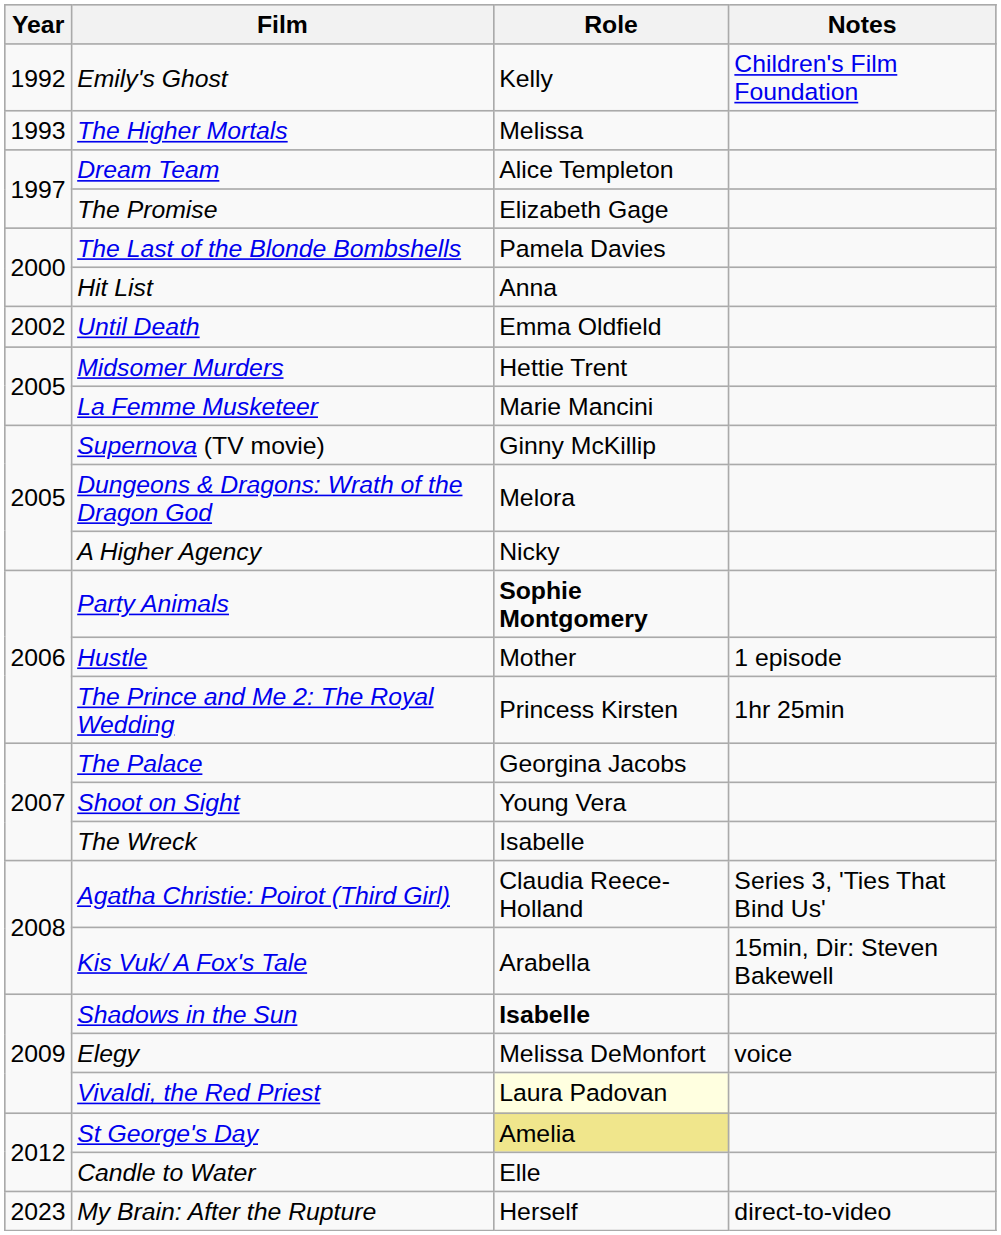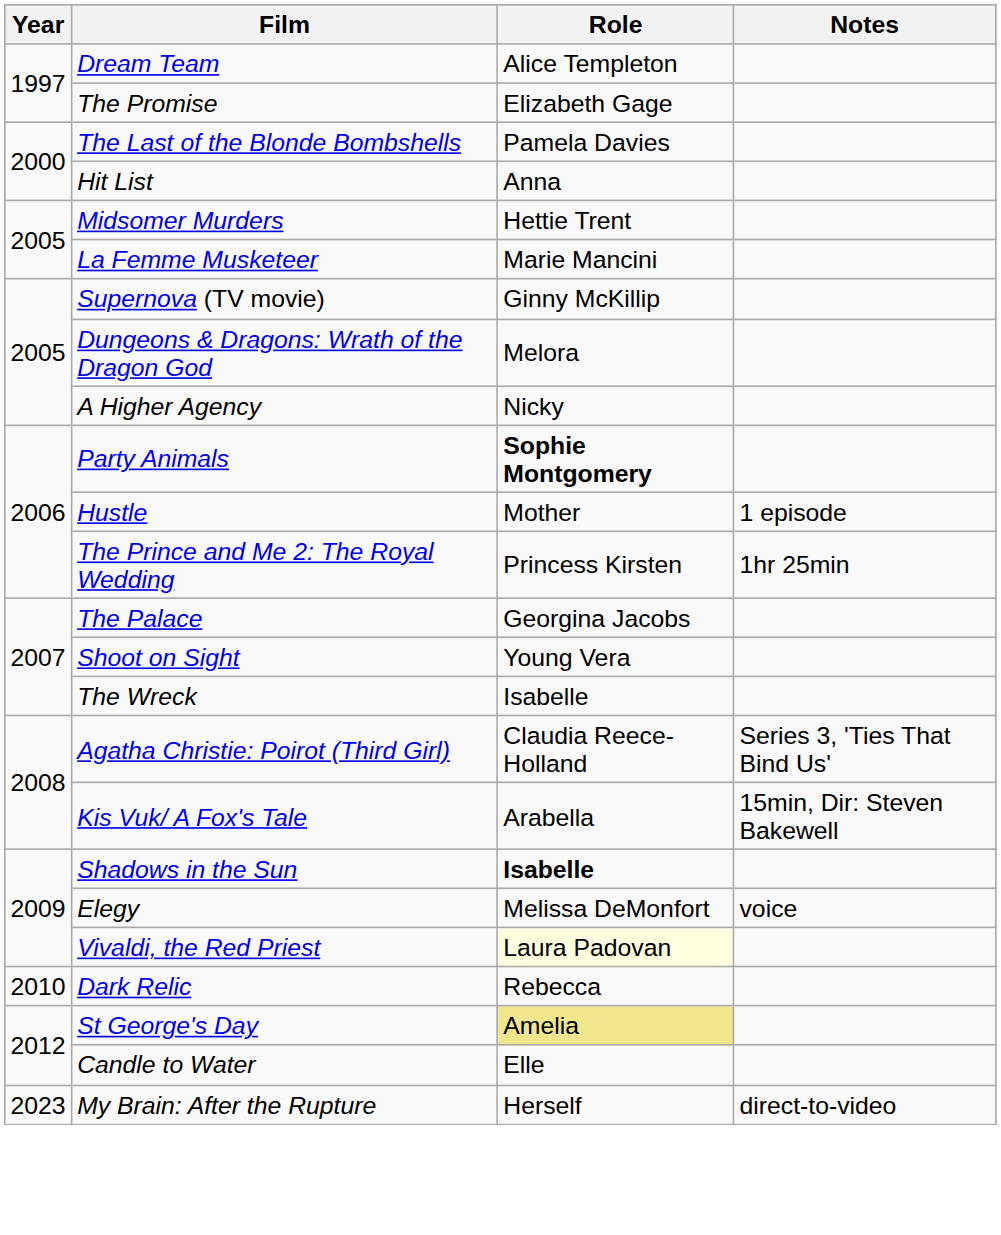- row: (152, 78)
- row: (182, 131)
- row: (138, 327)
+ row: (134, 987)
